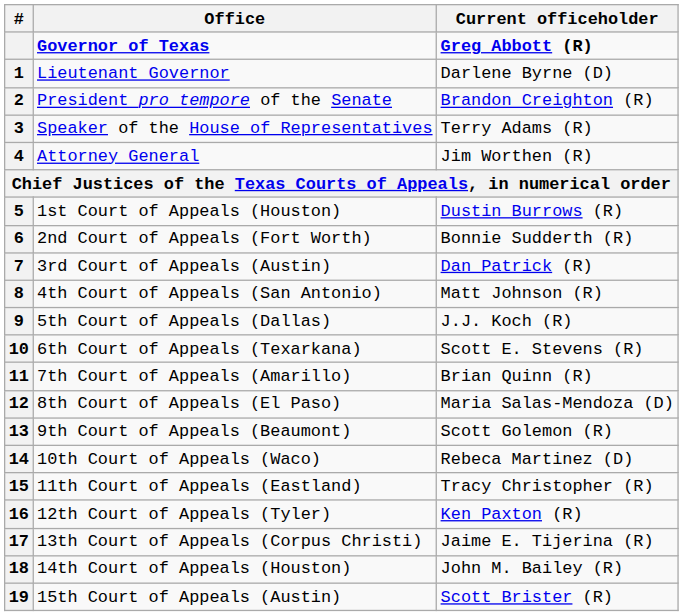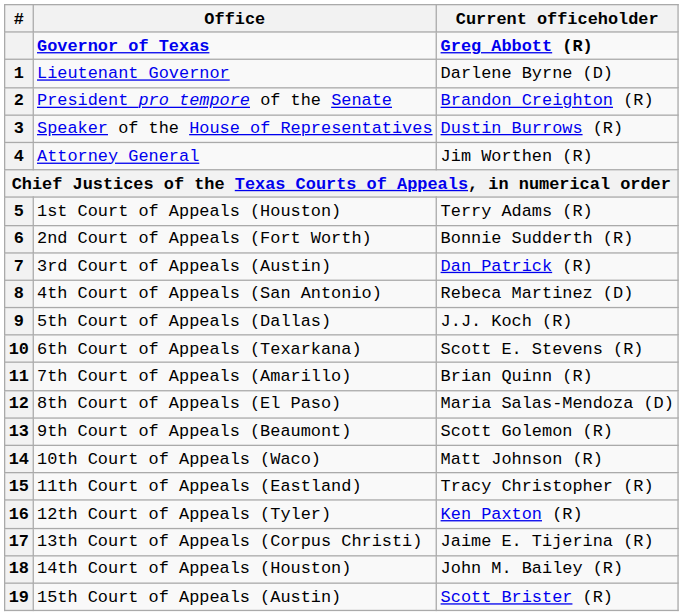(517, 129) Terry Adams (R) -> (532, 129) Dustin Burrows (R)
(532, 211) Dustin Burrows (R) -> (517, 211) Terry Adams (R)
(522, 294) Matt Johnson (R) -> (537, 294) Rebeca Martinez (D)
(537, 459) Rebeca Martinez (D) -> (522, 459) Matt Johnson (R)
